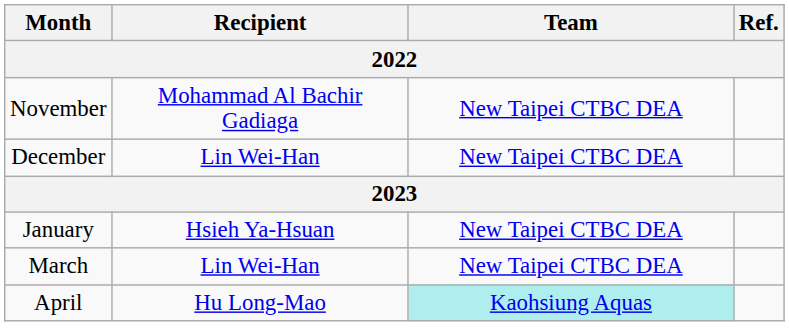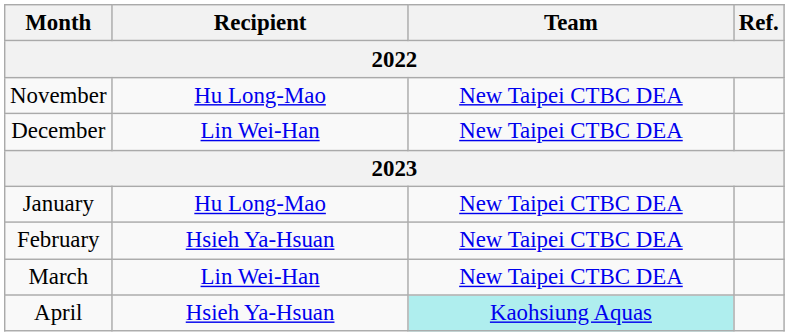(260, 108) Mohammad Al Bachir Gadiaga -> (260, 95) Hu Long-Mao
(260, 229) Hsieh Ya-Hsuan -> (260, 204) Hu Long-Mao
+ row: (58, 240)
(260, 302) Hu Long-Mao -> (260, 312) Hsieh Ya-Hsuan
